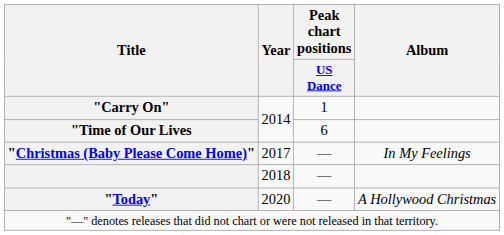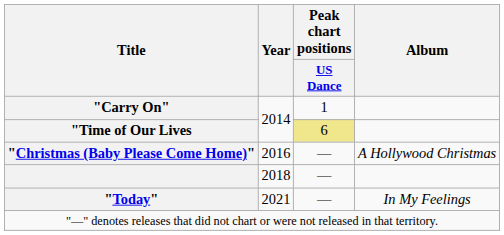(324, 130) no background -> (324, 130) khaki background
(276, 153) 2017 -> (276, 153) 2016
(427, 153) In My Feelings -> (427, 153) A Hollywood Christmas
(276, 199) 2020 -> (276, 199) 2021
(427, 199) A Hollywood Christmas -> (427, 199) In My Feelings
